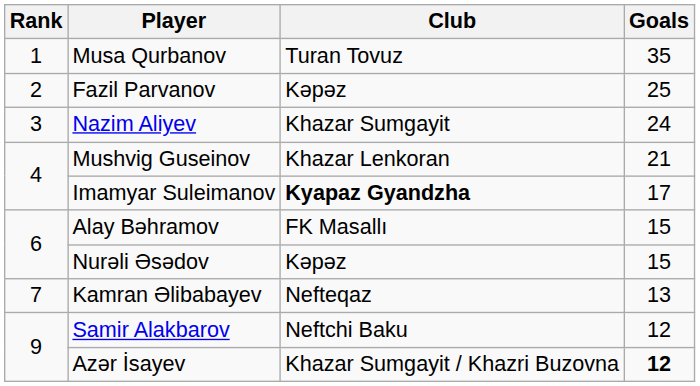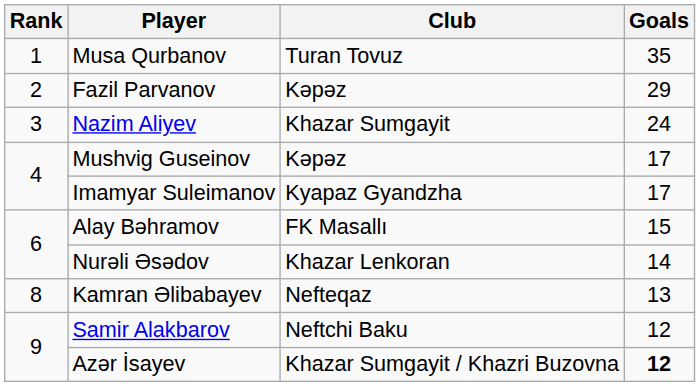(659, 90) 25 -> (659, 90) 29
(368, 158) Khazar Lenkoran -> (316, 158) Kəpəz
(659, 158) 21 -> (659, 158) 17
(378, 192) bold -> (374, 192) normal
(316, 261) Kəpəz -> (368, 261) Khazar Lenkoran
(659, 261) 15 -> (659, 261) 14
(36, 295) 7 -> (36, 295) 8
